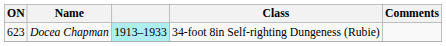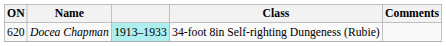(16, 32) 623 -> (16, 32) 620
